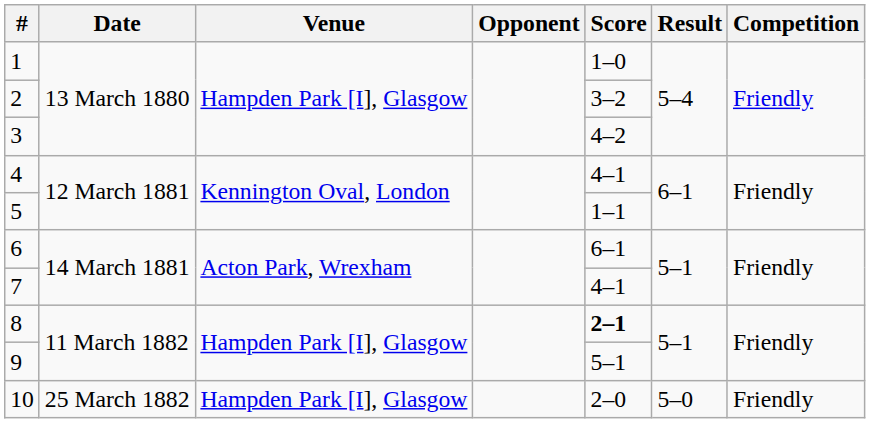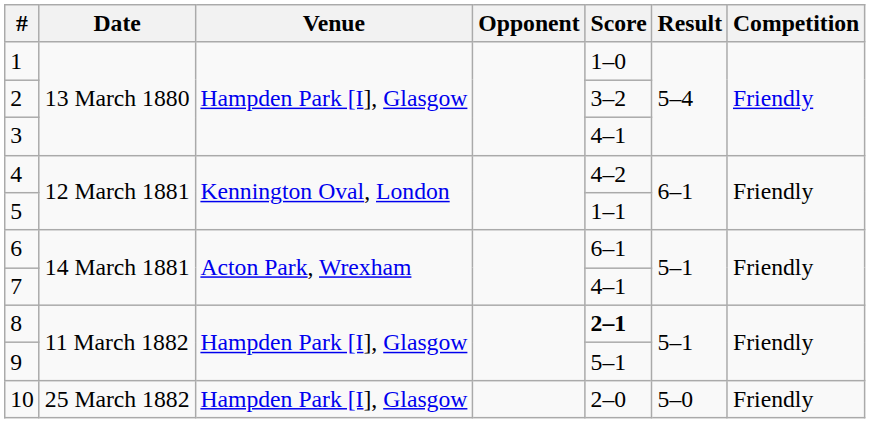(608, 135) 4–2 -> (608, 135) 4–1
(608, 173) 4–1 -> (608, 173) 4–2
